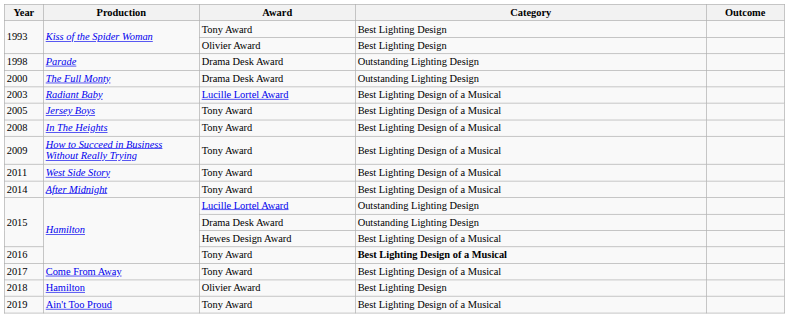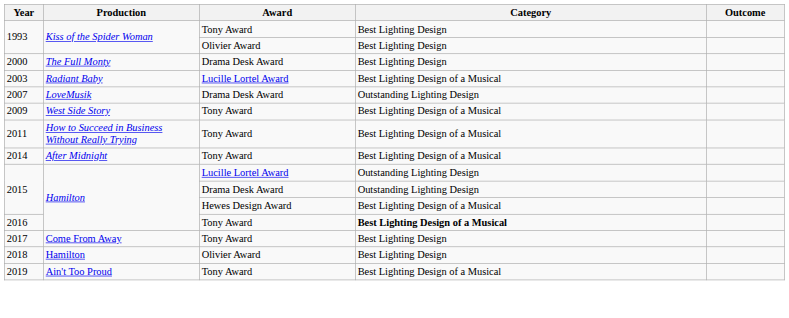- row: (17, 62)
(418, 78) Outstanding Lighting Design -> (402, 62) Best Lighting Design
- row: (17, 111)
+ row: (17, 95)
- row: (17, 128)
(104, 150) How to Succeed in Business Without Really Trying -> (78, 111) West Side Story
(78, 172) West Side Story -> (104, 134) How to Succeed in Business Without Really Trying
(429, 271) Best Lighting Design of a Musical -> (402, 238) Best Lighting Design
